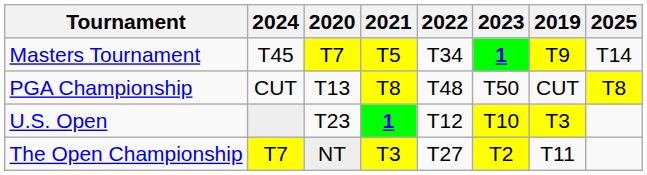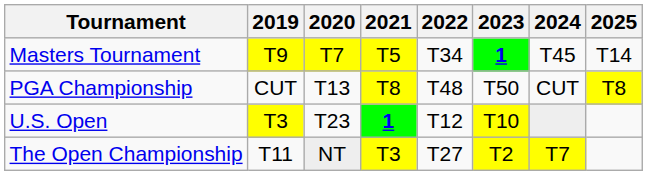columns swapped: (558, 21) <-> (276, 21)
